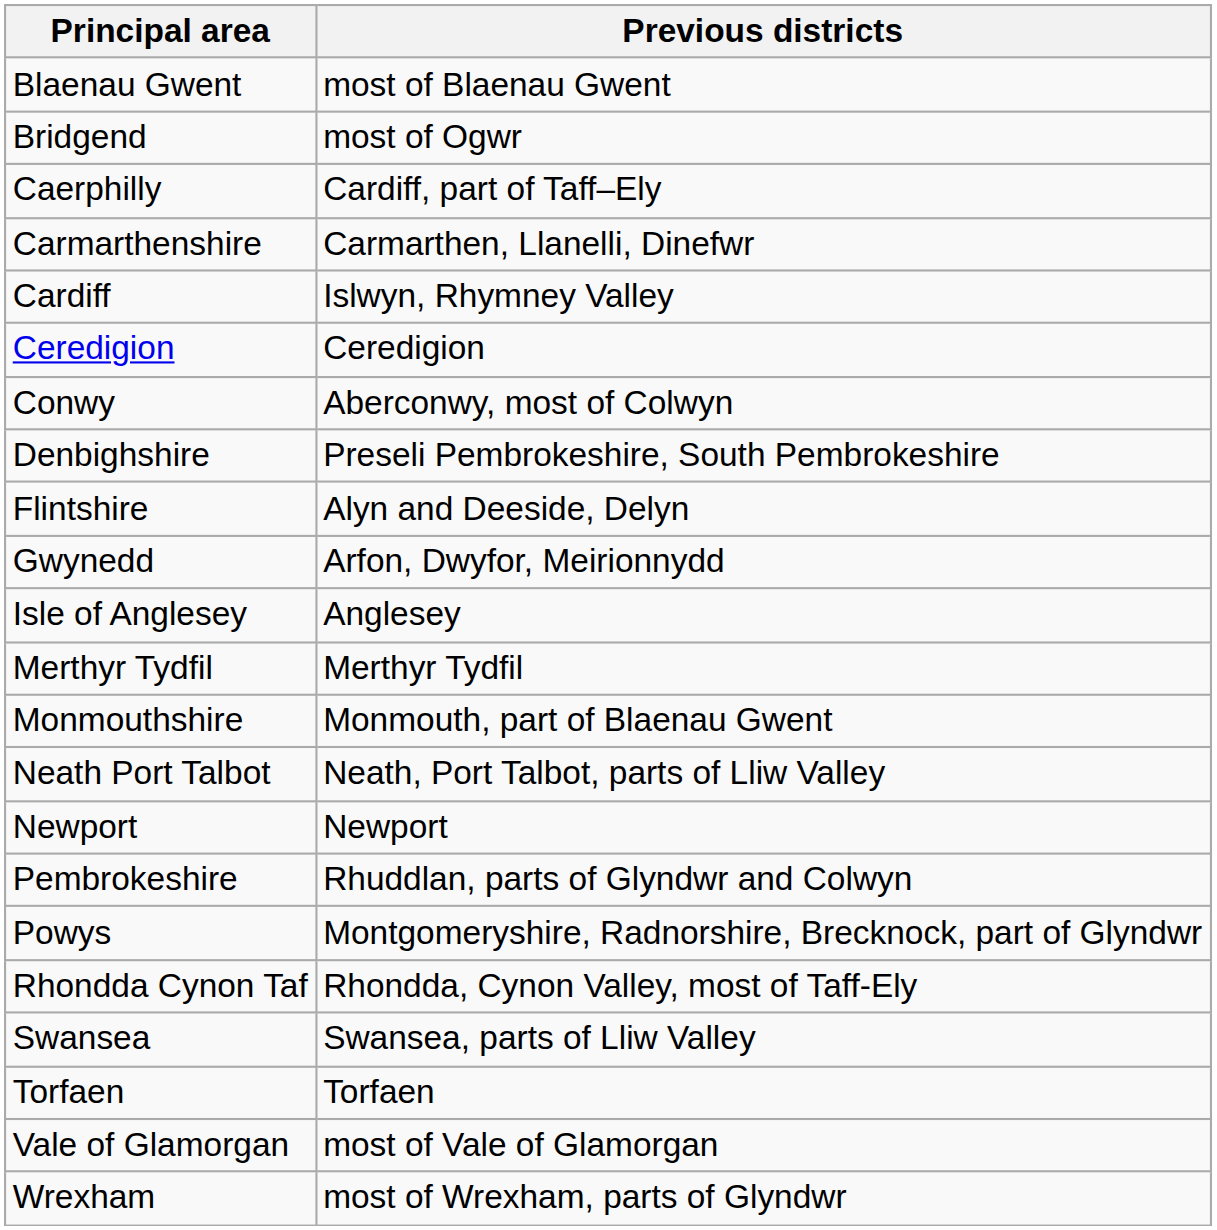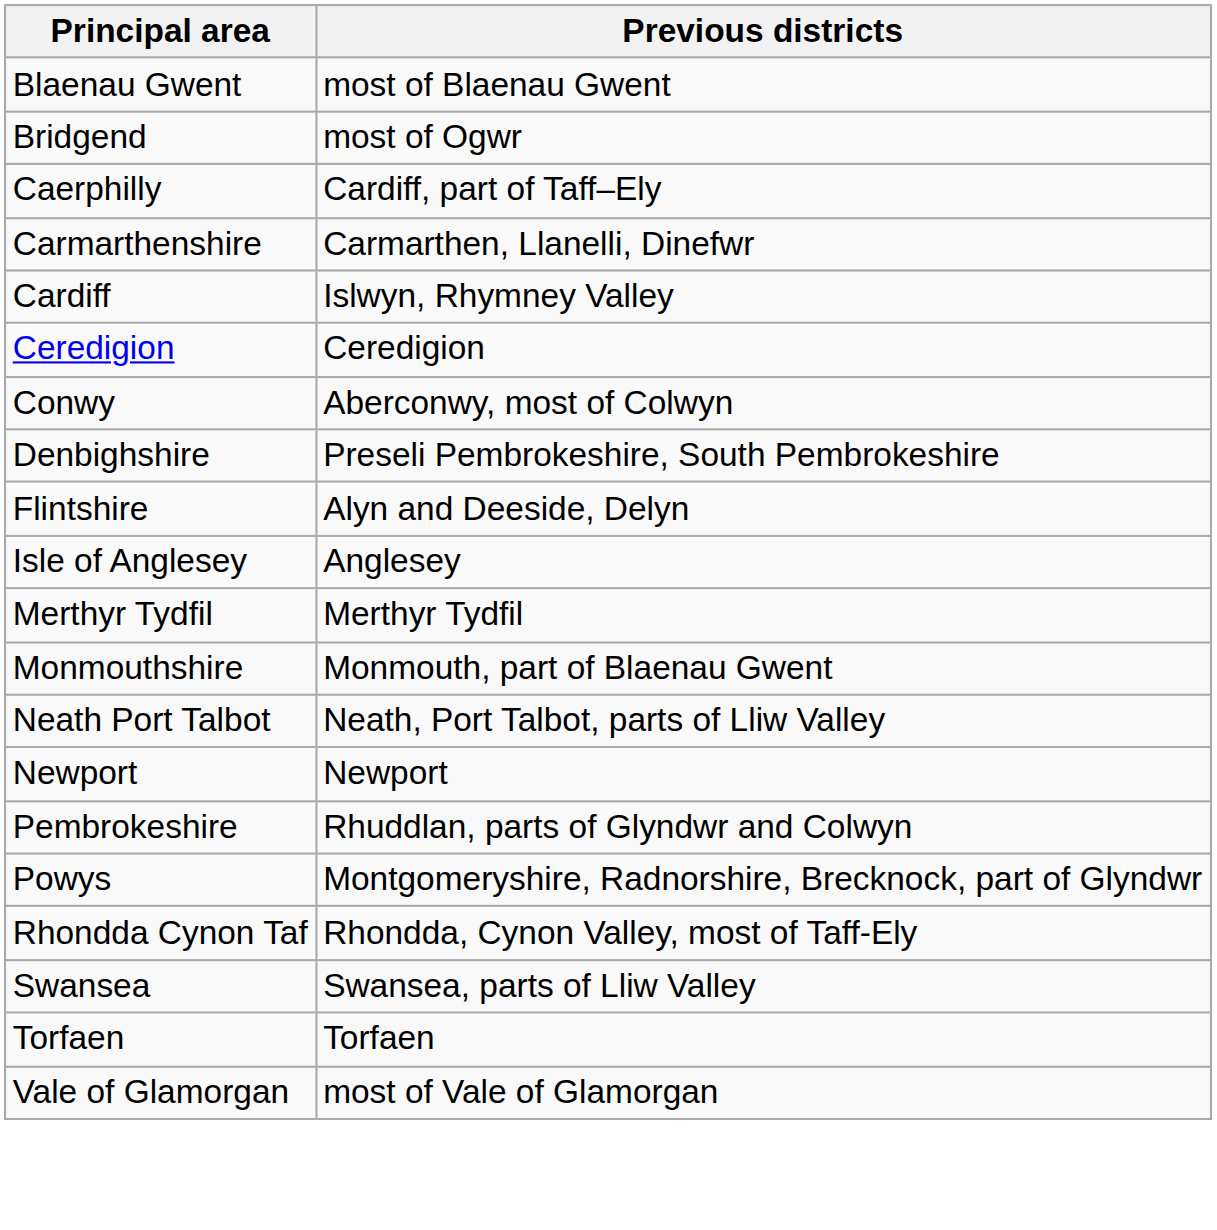- row: (83, 561)
- row: (84, 1197)
